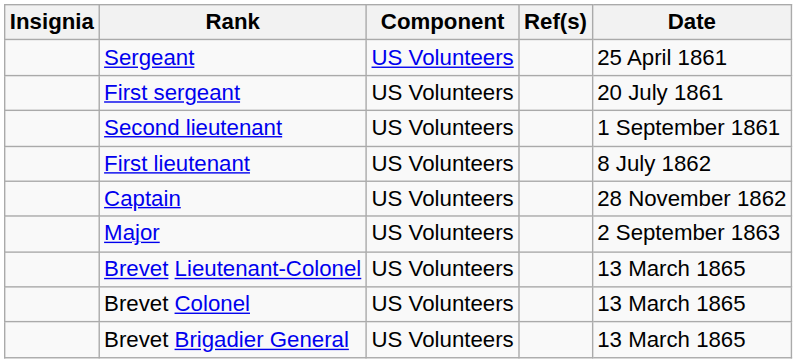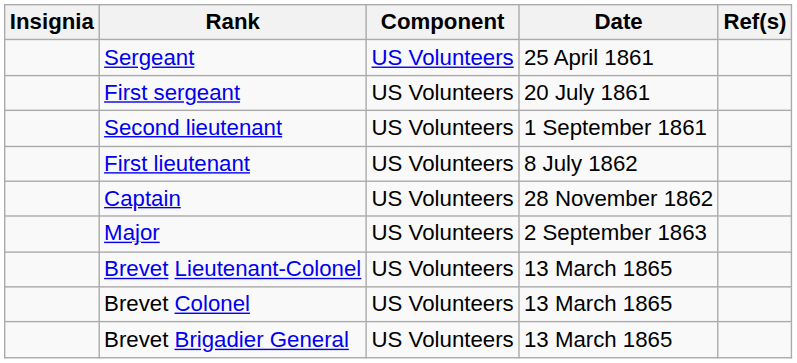columns swapped: (692, 22) <-> (555, 22)
